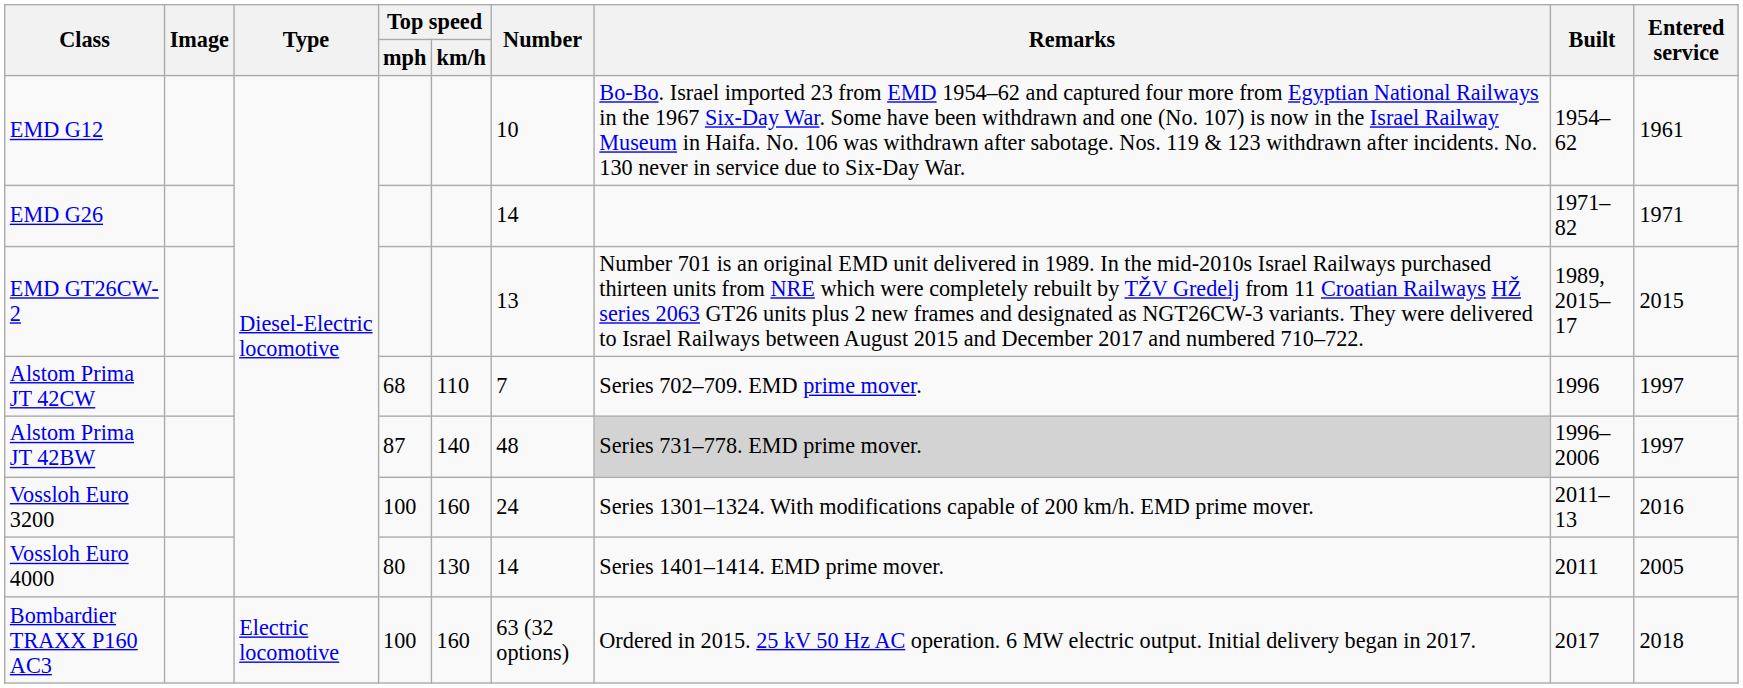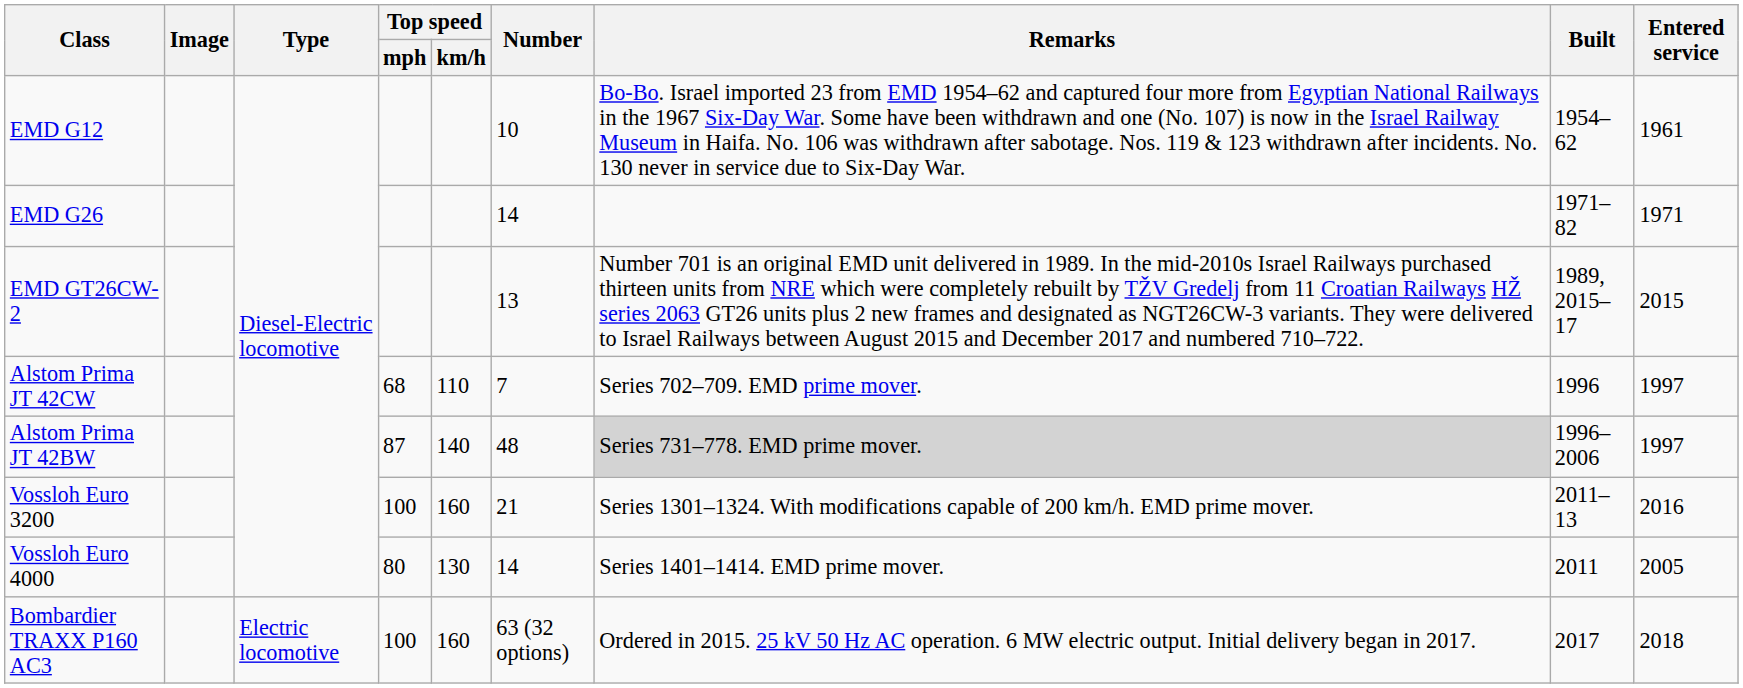(507, 506) 24 -> (507, 506) 21
